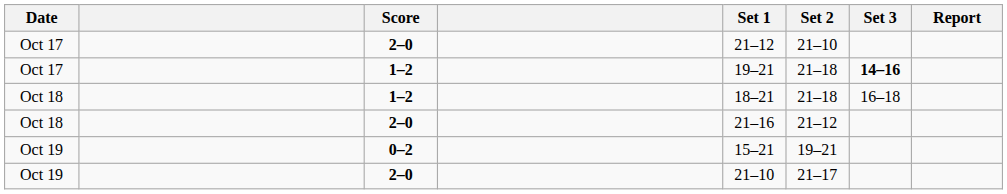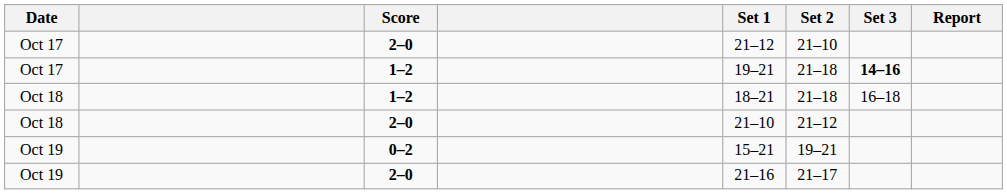(754, 123) 21–16 -> (754, 123) 21–10
(754, 176) 21–10 -> (754, 176) 21–16
